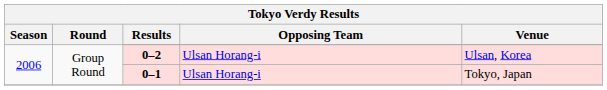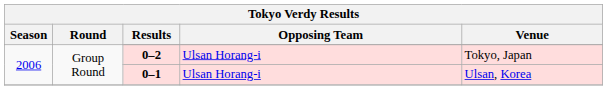(498, 54) Ulsan, Korea -> (498, 54) Tokyo, Japan
(498, 74) Tokyo, Japan -> (498, 74) Ulsan, Korea
